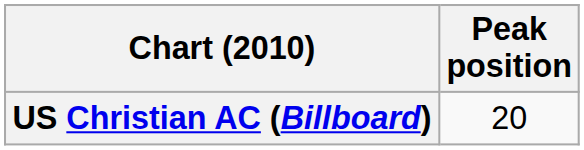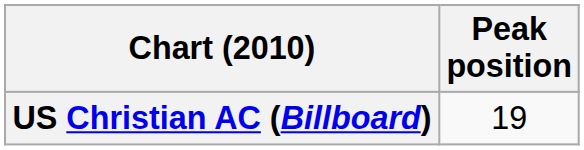(509, 117) 20 -> (509, 117) 19
